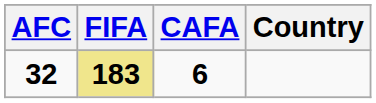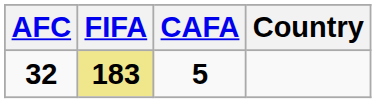(200, 73) 6 -> (200, 73) 5
